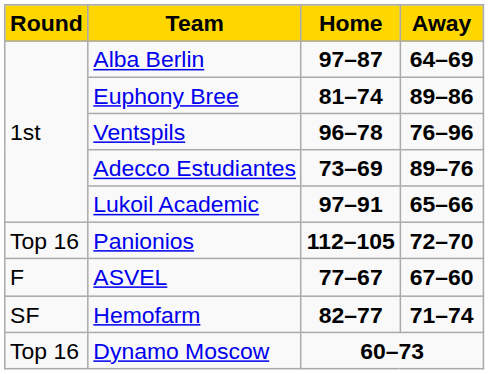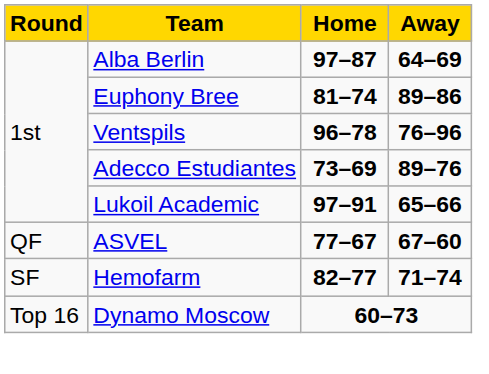- row: (144, 241)
(17, 277) F -> (26, 241) QF
